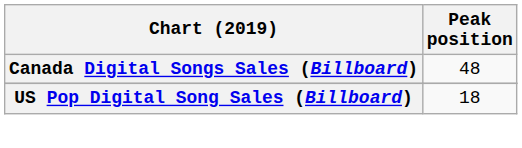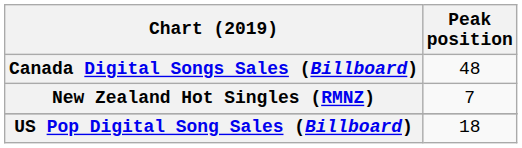+ row: (214, 98)
